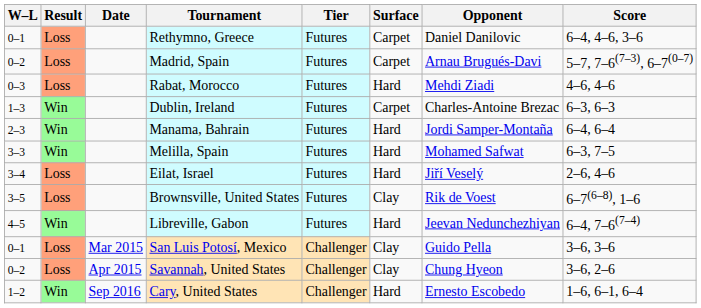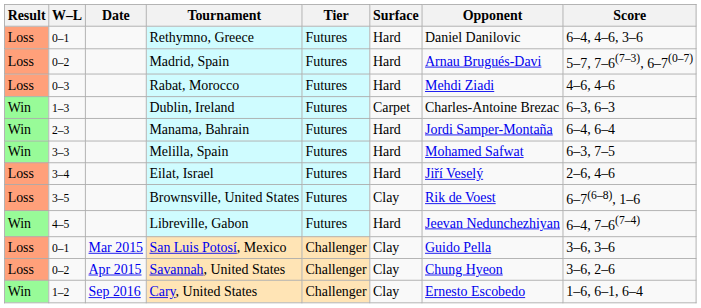columns swapped: (63, 15) <-> (23, 15)
(392, 37) Carpet -> (387, 37) Hard
(392, 61) Carpet -> (387, 61) Hard
(387, 291) Hard -> (386, 291) Clay
